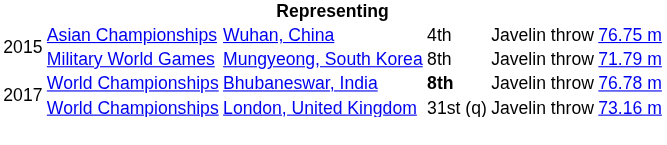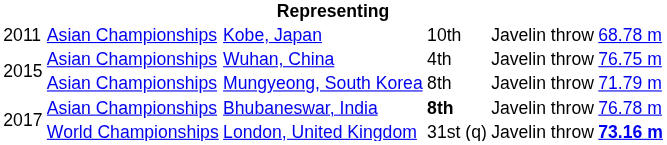+ row: (273, 35)
(131, 59) Military World Games -> (132, 83) Asian Championships
(133, 83) World Championships -> (132, 107) Asian Championships
(630, 107) normal -> (631, 132) bold
